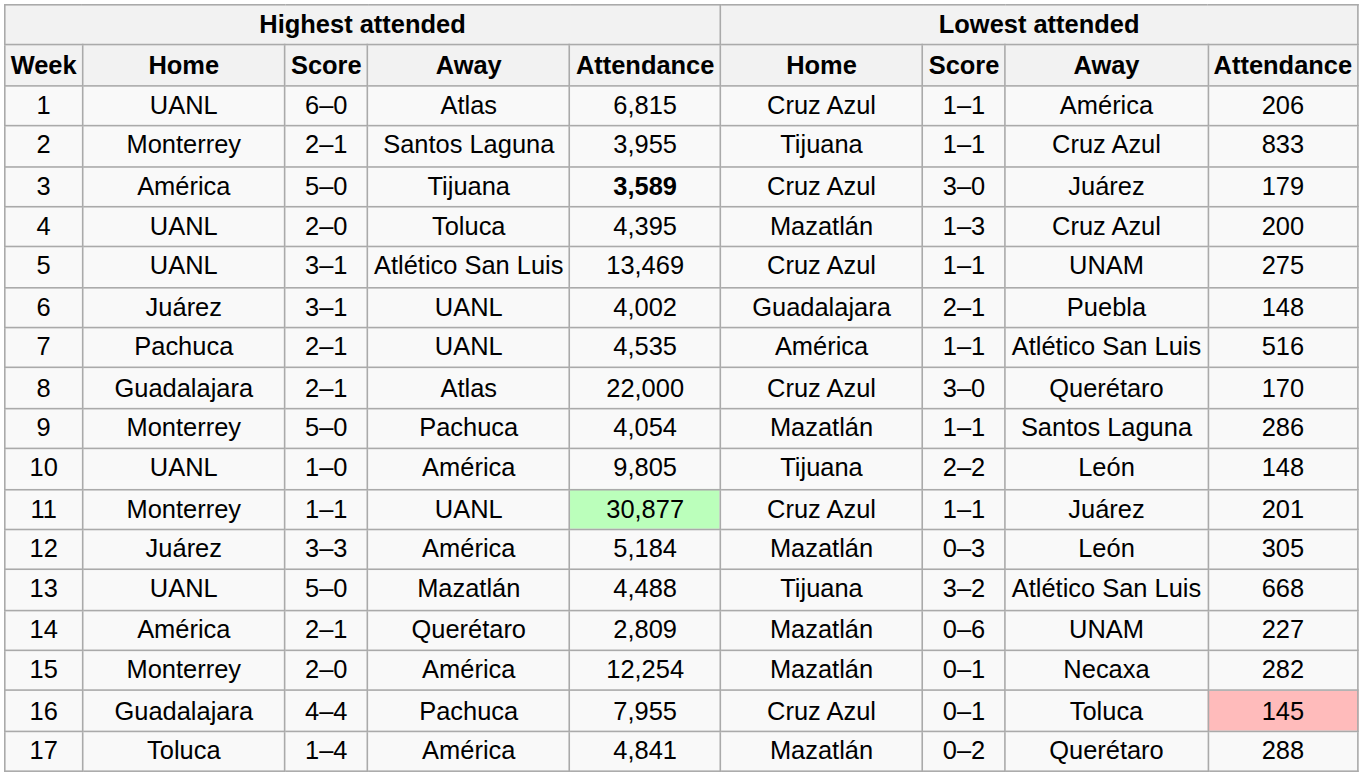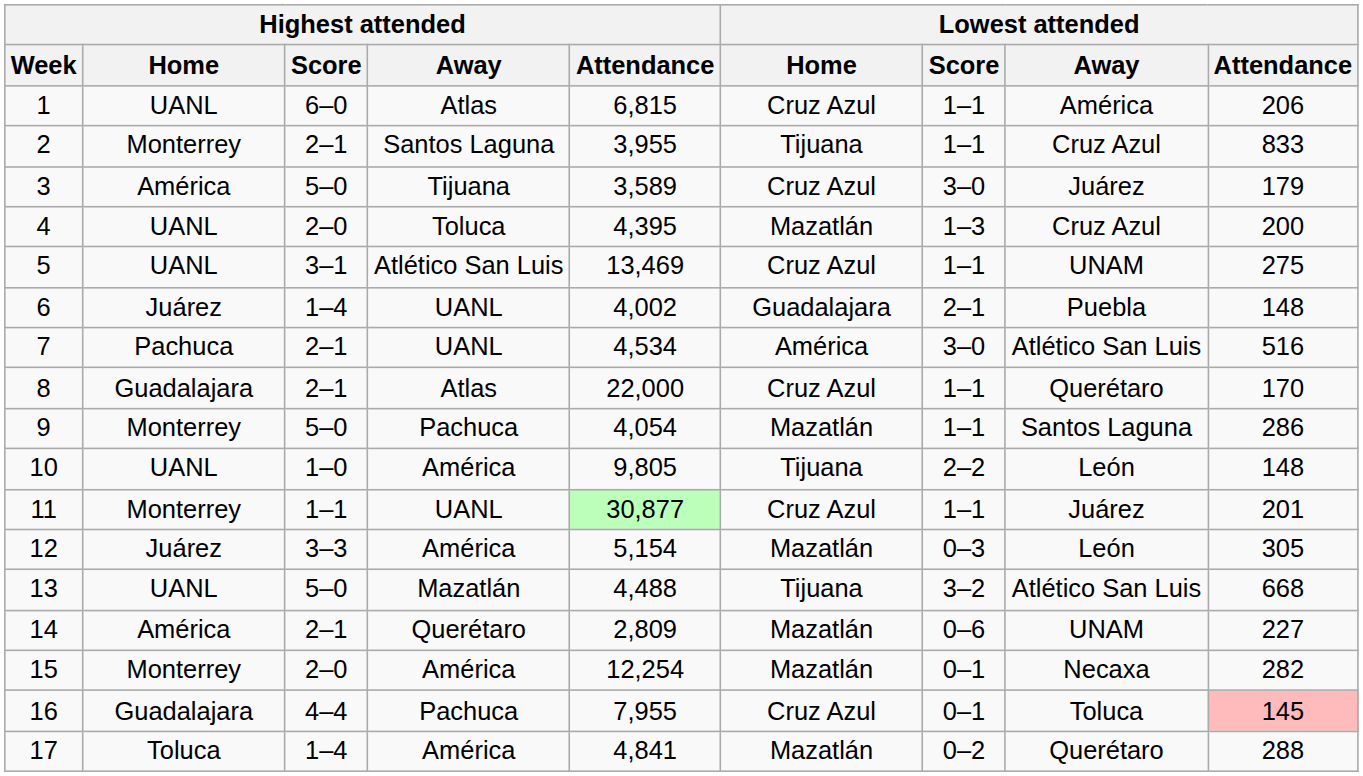(645, 186) bold -> (645, 186) normal
(326, 307) 3–1 -> (326, 307) 1–4
(645, 347) 4,535 -> (645, 347) 4,534
(964, 347) 1–1 -> (964, 347) 3–0
(964, 387) 3–0 -> (964, 387) 1–1
(645, 549) 5,184 -> (645, 549) 5,154
